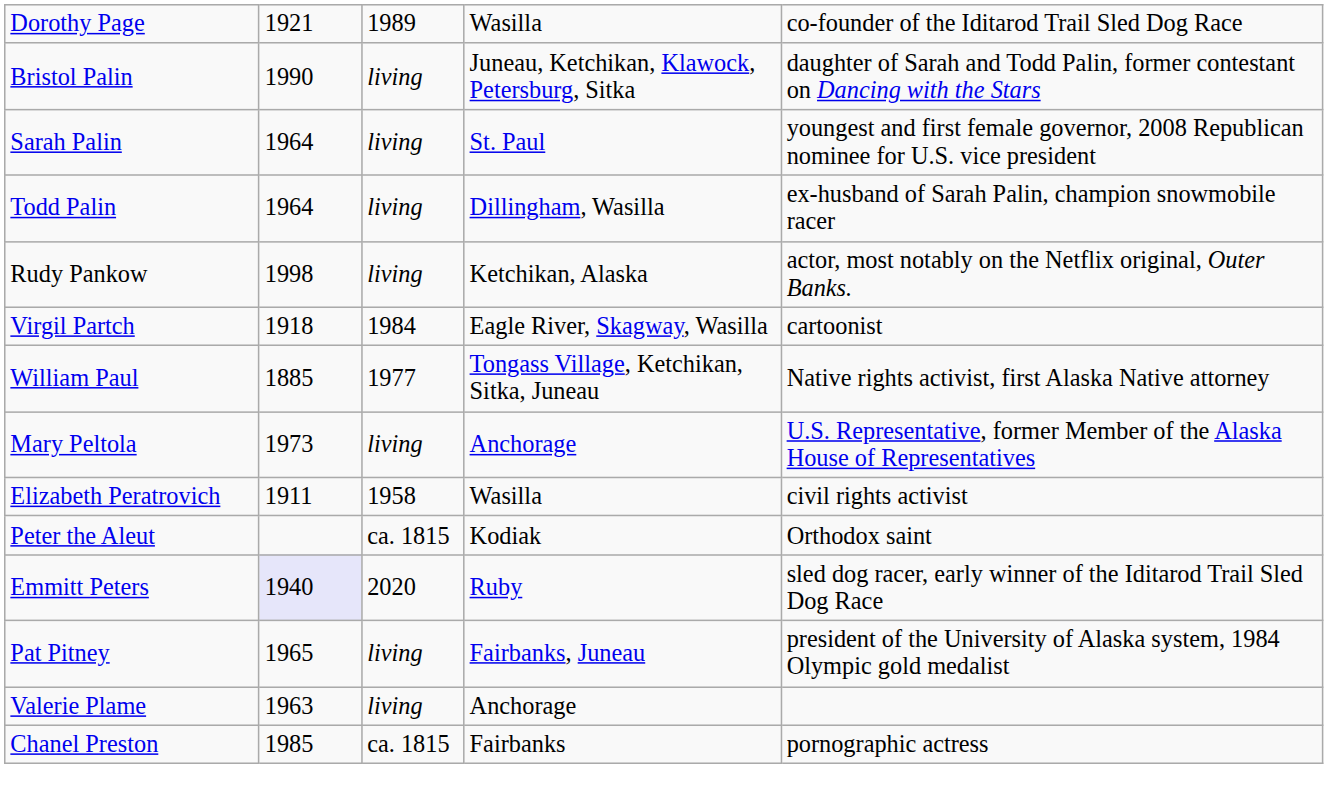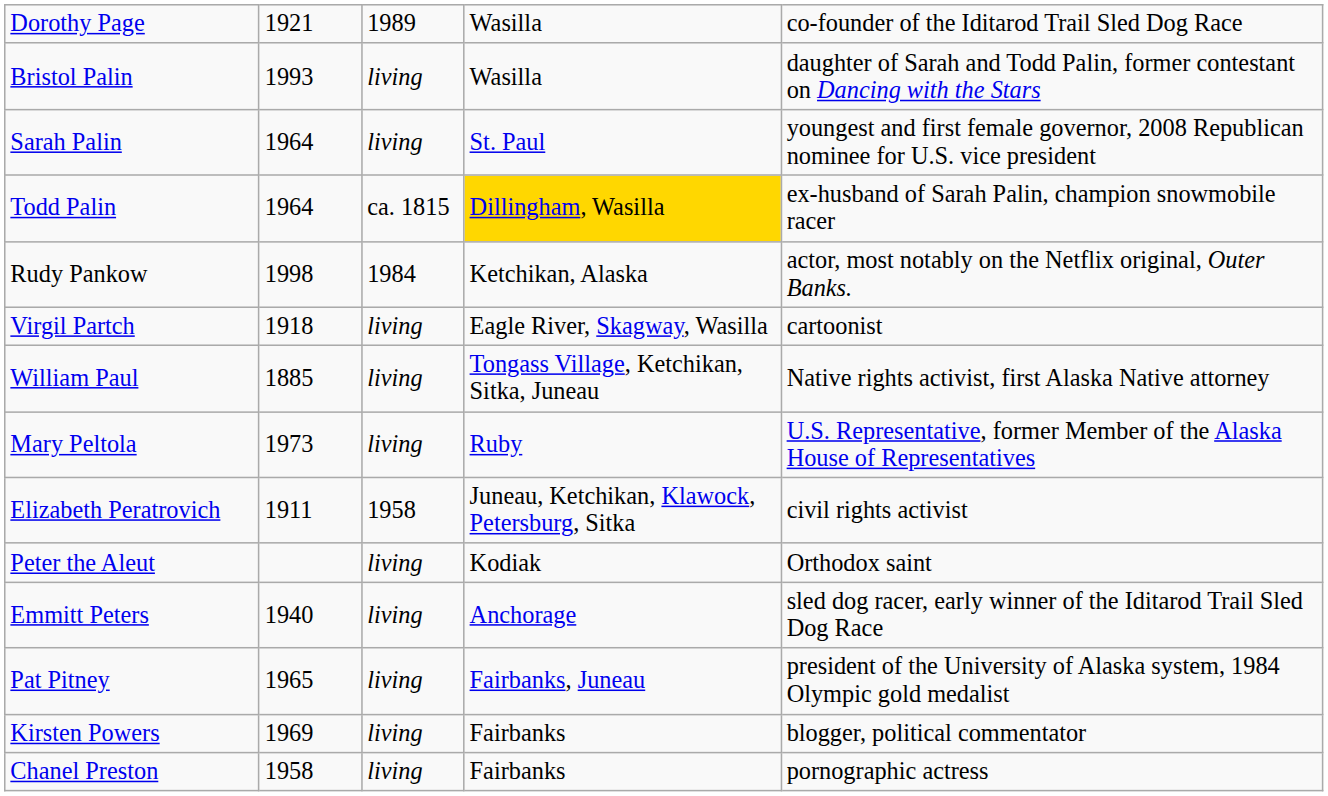(289, 76) 1990 -> (289, 76) 1993
(612, 76) Juneau, Ketchikan, Klawock, Petersburg, Sitka -> (506, 76) Wasilla
(395, 207) living -> (408, 207) ca. 1815
(567, 207) no background -> (567, 207) gold background
(395, 273) living -> (392, 273) 1984
(392, 326) 1984 -> (395, 326) living
(392, 378) 1977 -> (395, 378) living
(523, 444) Anchorage -> (496, 444) Ruby
(506, 496) Wasilla -> (612, 510) Juneau, Ketchikan, Klawock, Petersburg, Sitka
(408, 535) ca. 1815 -> (395, 562) living
(289, 587) lavender background -> (289, 614) no background
(392, 587) 2020 -> (395, 614) living
(496, 587) Ruby -> (523, 614) Anchorage
- row: (78, 705)
+ row: (85, 732)
(289, 744) 1985 -> (289, 771) 1958
(408, 744) ca. 1815 -> (395, 771) living
